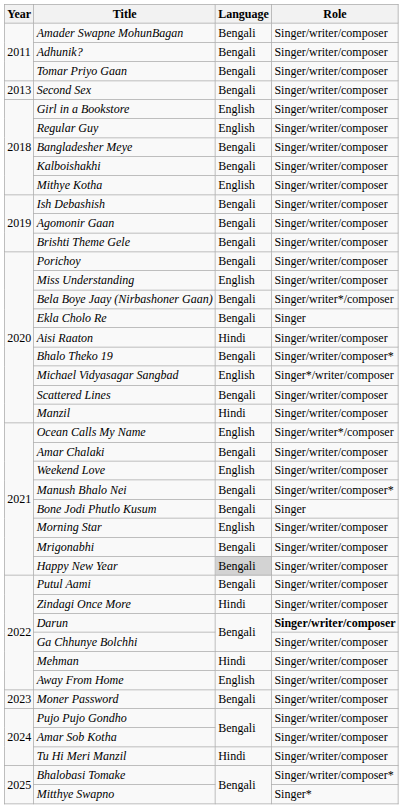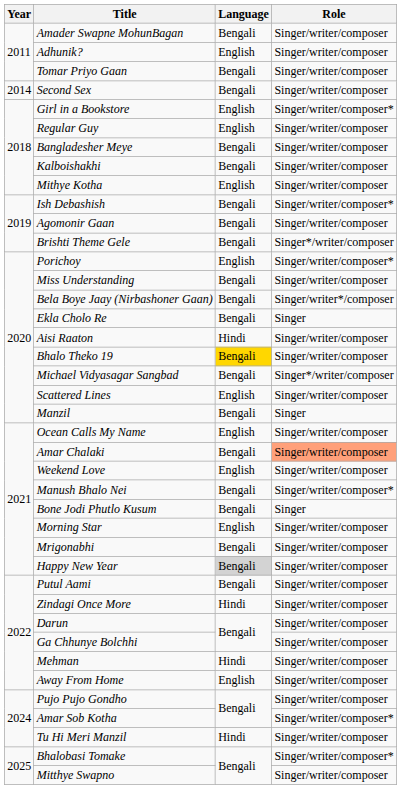(237, 52) Bengali -> (236, 52) English
(19, 90) 2013 -> (19, 90) 2014
(331, 109) Singer/writer/composer -> (334, 109) Singer/writer/composer*
(331, 204) Singer/writer/composer -> (334, 204) Singer/writer/composer*
(331, 242) Singer/writer/composer -> (334, 242) Singer*/writer/composer
(237, 261) Bengali -> (236, 261) English
(331, 261) Singer/writer/composer -> (334, 261) Singer/writer/composer*
(236, 280) English -> (237, 280) Bengali
(237, 356) no background -> (237, 356) gold background
(334, 356) Singer/writer/composer* -> (331, 356) Singer/writer/composer
(236, 375) English -> (237, 375) Bengali
(237, 394) Bengali -> (236, 394) English
(232, 413) Hindi -> (237, 413) Bengali
(331, 413) Singer/writer/composer -> (290, 413) Singer
(334, 432) Singer/writer*/composer -> (331, 432) Singer/writer/composer
(331, 451) no background -> (331, 451) lightsalmon background
(335, 623) bold -> (331, 623) normal
- row: (78, 699)
(331, 737) Singer/writer/composer -> (334, 718) Singer/writer/composer*
(293, 794) Singer* -> (331, 775) Singer/writer/composer
